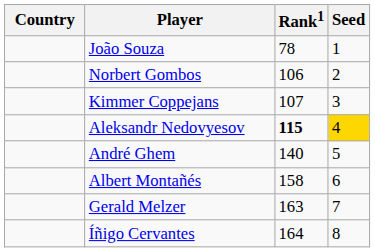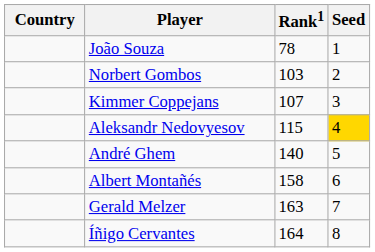(291, 74) 106 -> (291, 74) 103
(291, 127) bold -> (291, 127) normal
